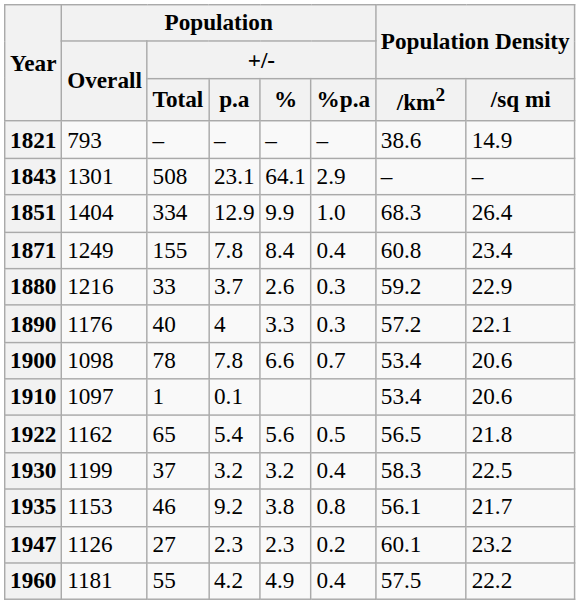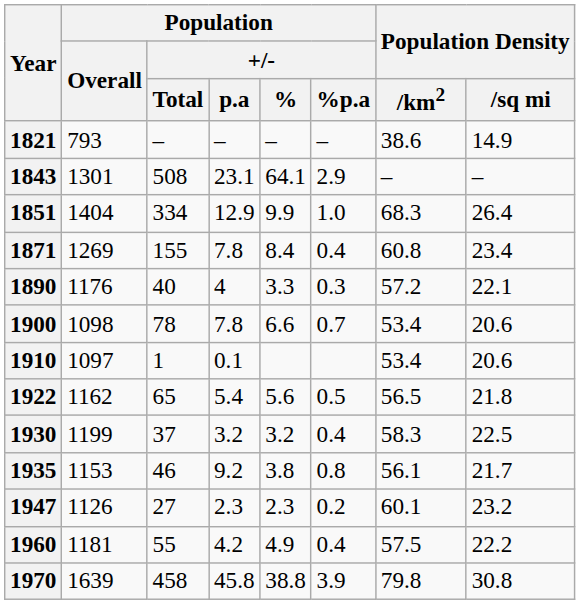(90, 249) 1249 -> (90, 249) 1269
- row: (33, 286)
+ row: (33, 581)
